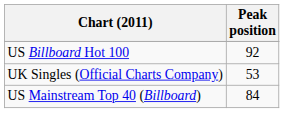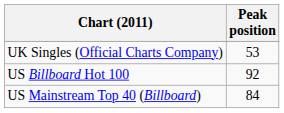rows swapped: (115, 74) <-> (68, 52)
